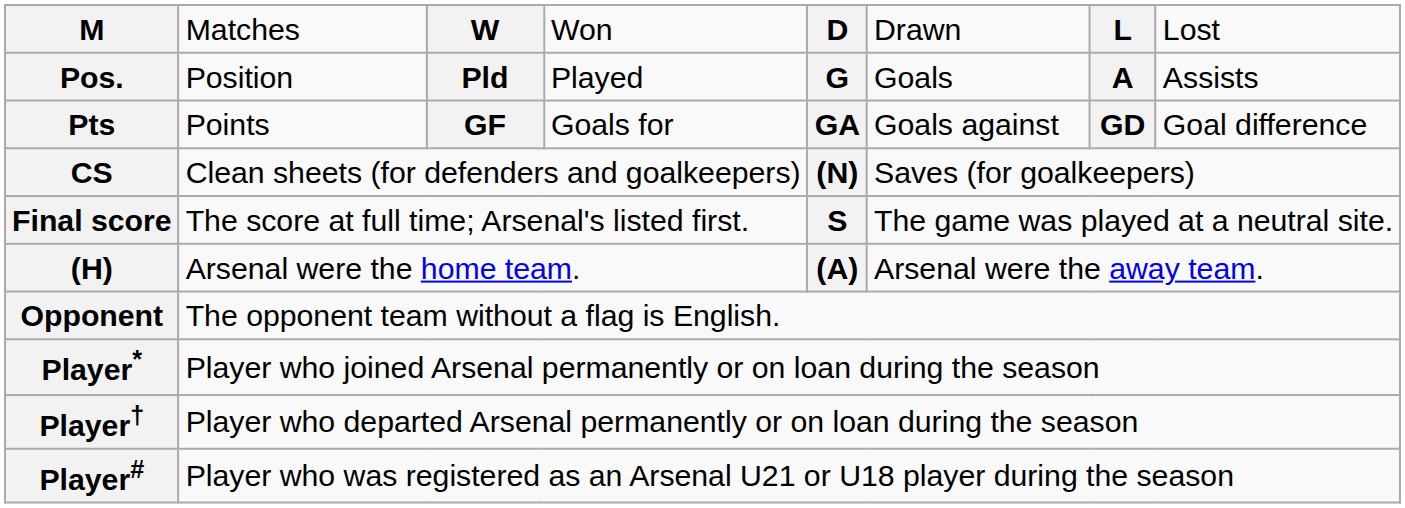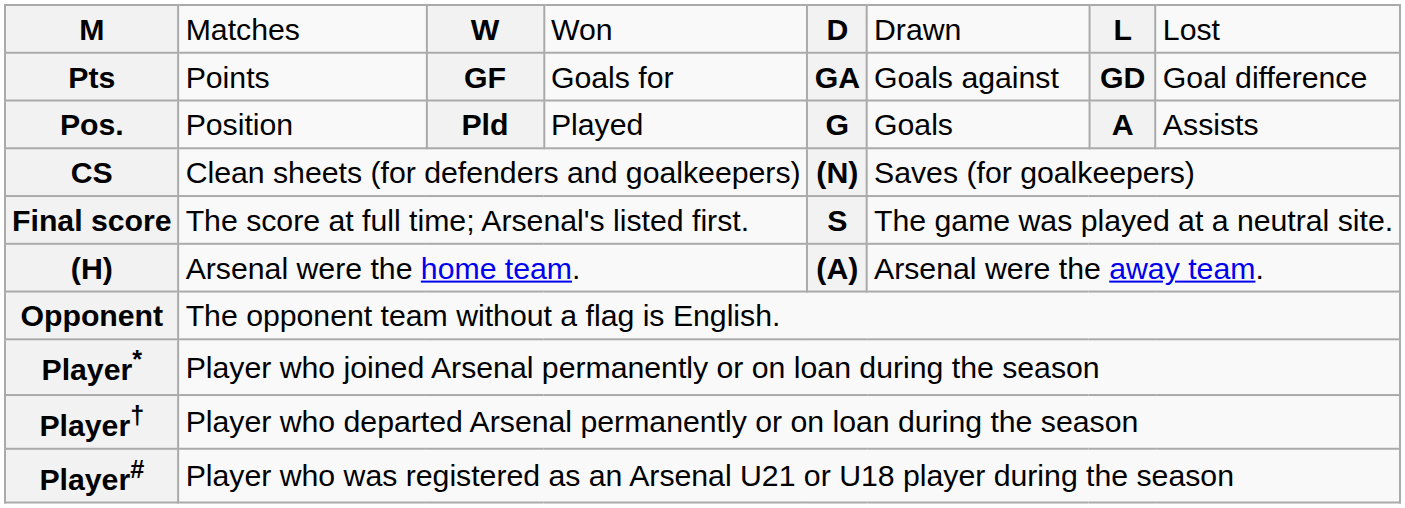rows swapped: (92, 125) <-> (92, 77)
